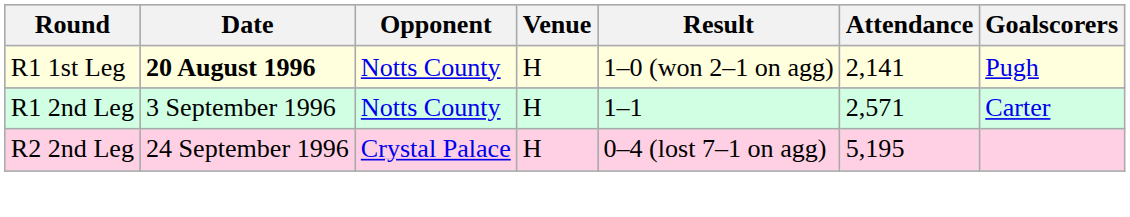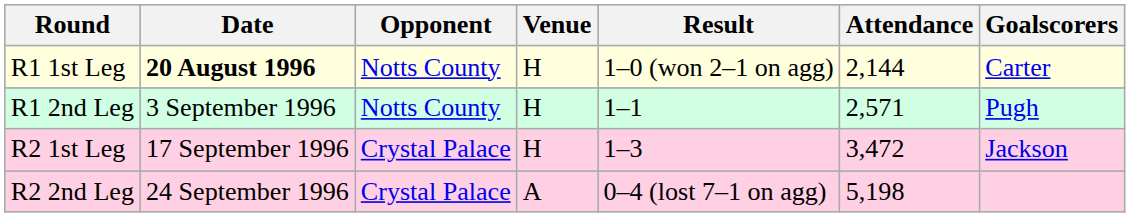(875, 66) 2,141 -> (875, 66) 2,144
(1012, 66) Pugh -> (1018, 66) Carter
(1018, 107) Carter -> (1012, 107) Pugh
+ row: (68, 149)
(532, 149) H -> (532, 190) A
(875, 149) 5,195 -> (875, 190) 5,198
